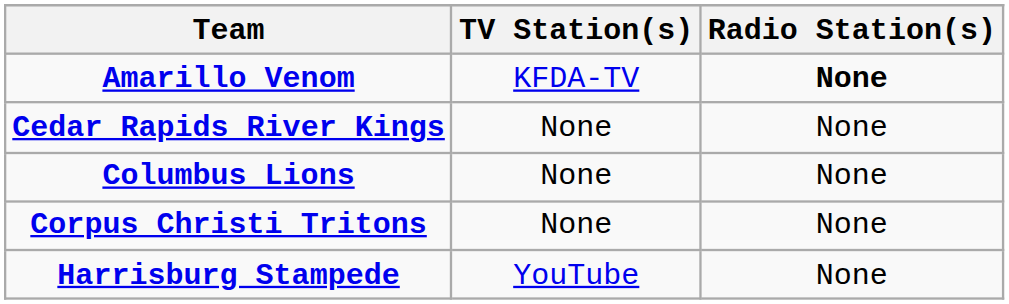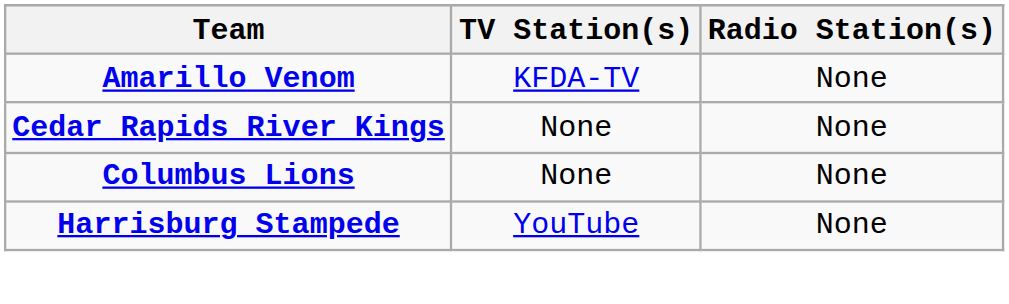(852, 79) bold -> (852, 79) normal
- row: (229, 225)
